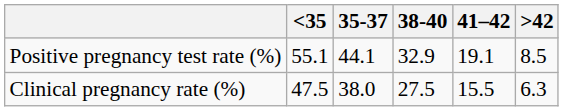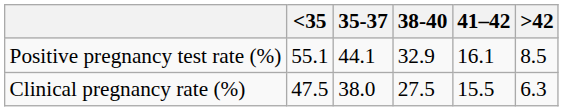(476, 55) 19.1 -> (476, 55) 16.1
